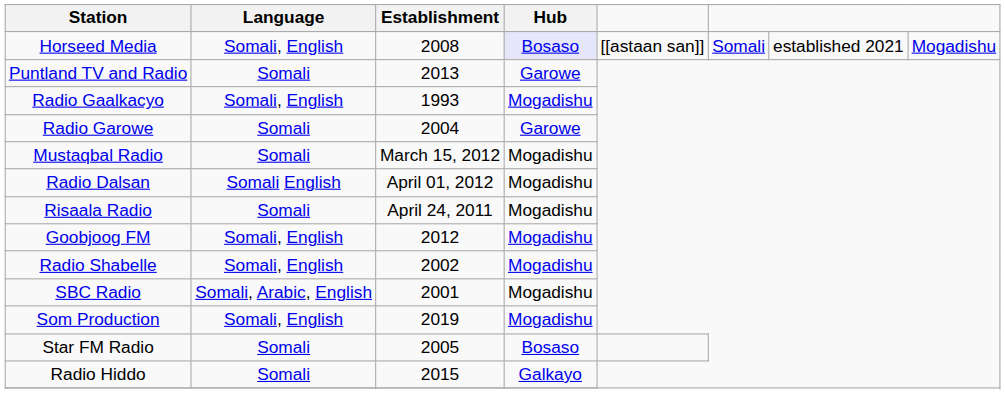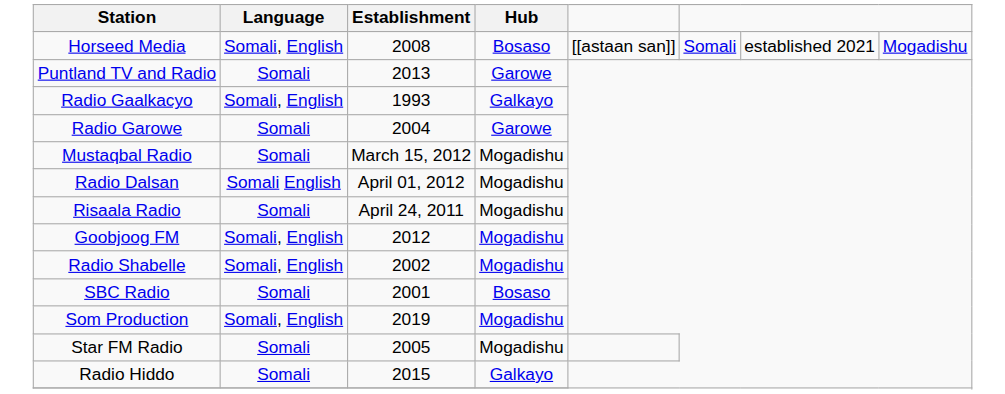(550, 45) lavender background -> (521, 45) no background
(550, 100) Mogadishu -> (521, 100) Galkayo
(284, 292) Somali, Arabic, English -> (284, 292) Somali
(550, 292) Mogadishu -> (521, 292) Bosaso
(550, 347) Bosaso -> (521, 347) Mogadishu
